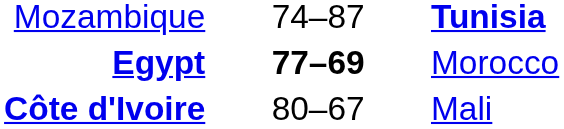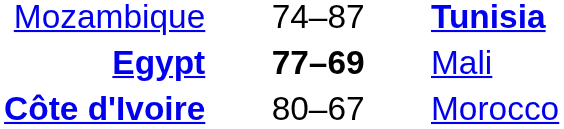(495, 62) Morocco -> (462, 62) Mali
(462, 108) Mali -> (495, 108) Morocco
